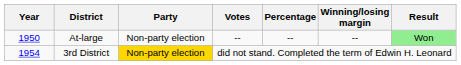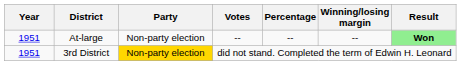(29, 38) 1950 -> (29, 38) 1951
(424, 38) normal -> (424, 38) bold
(29, 53) 1954 -> (29, 53) 1951
